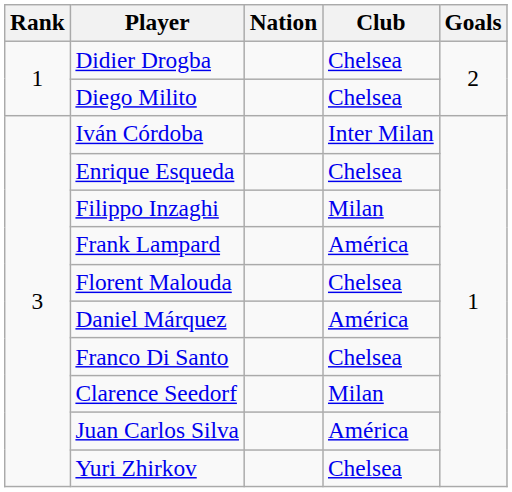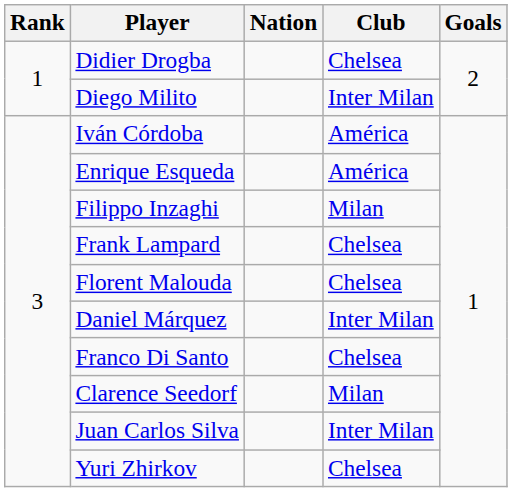(365, 97) Chelsea -> (381, 97) Inter Milan
(381, 134) Inter Milan -> (368, 134) América
(365, 171) Chelsea -> (368, 171) América
(368, 245) América -> (365, 245) Chelsea
(368, 319) América -> (381, 319) Inter Milan
(368, 430) América -> (381, 430) Inter Milan
